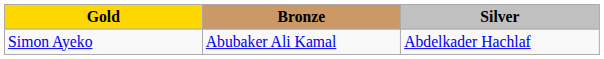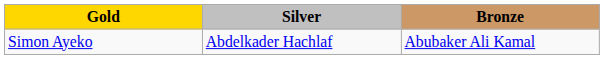columns swapped: (500, 16) <-> (301, 16)
